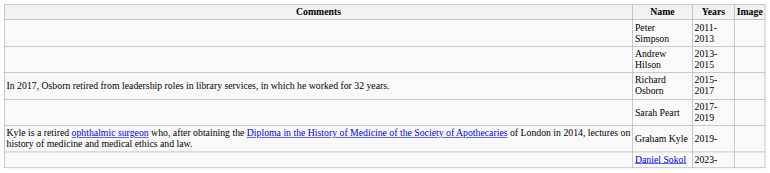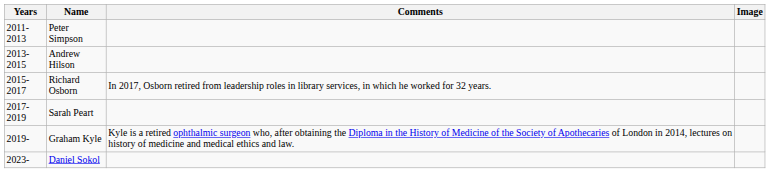columns swapped: (713, 12) <-> (318, 12)
